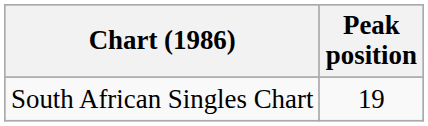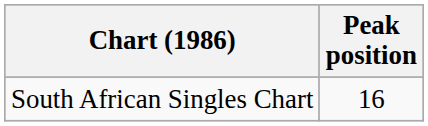(371, 98) 19 -> (371, 98) 16
